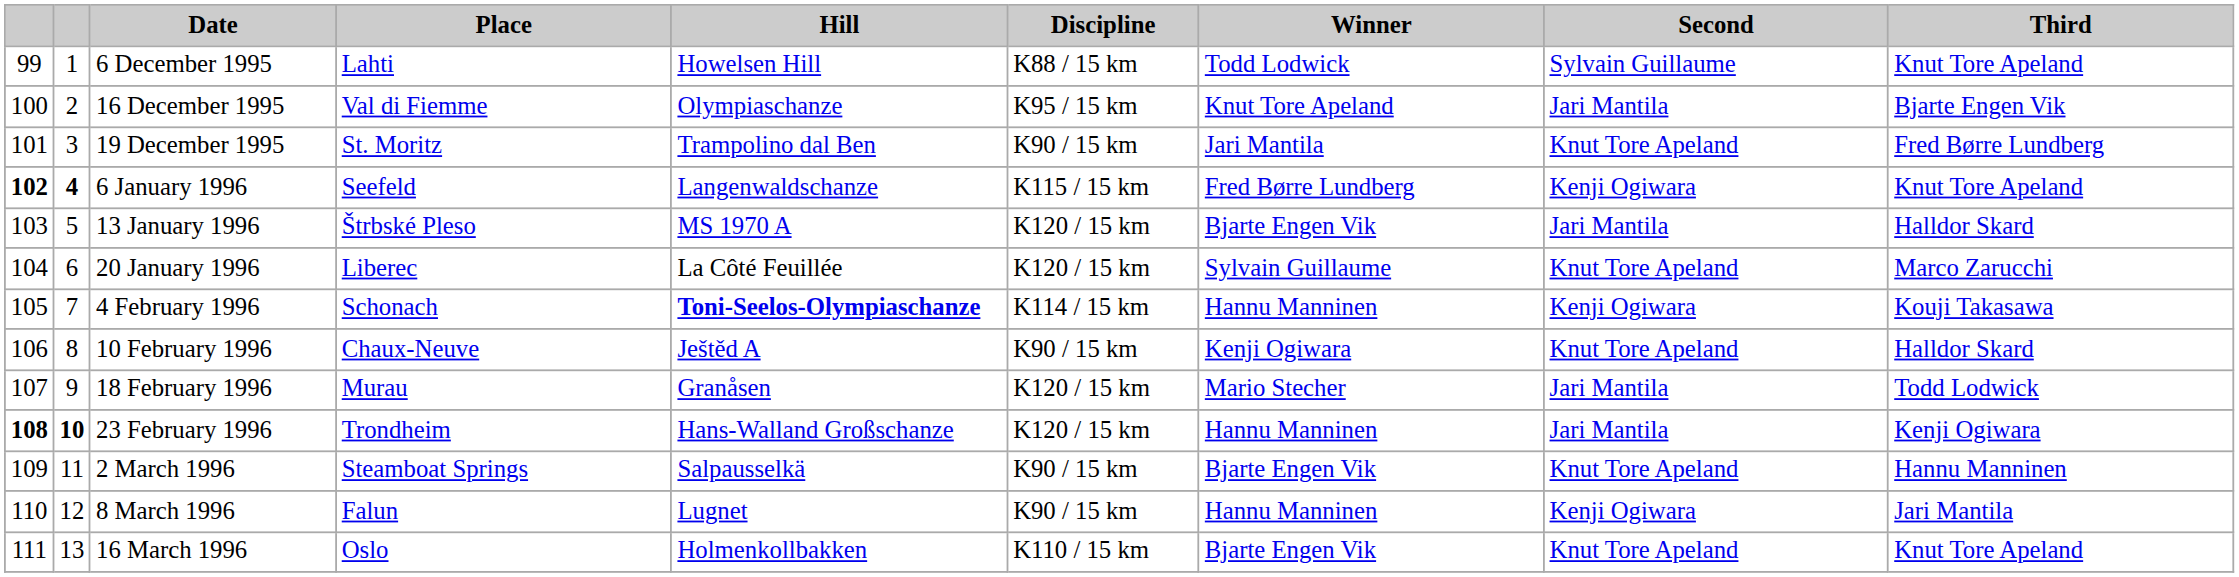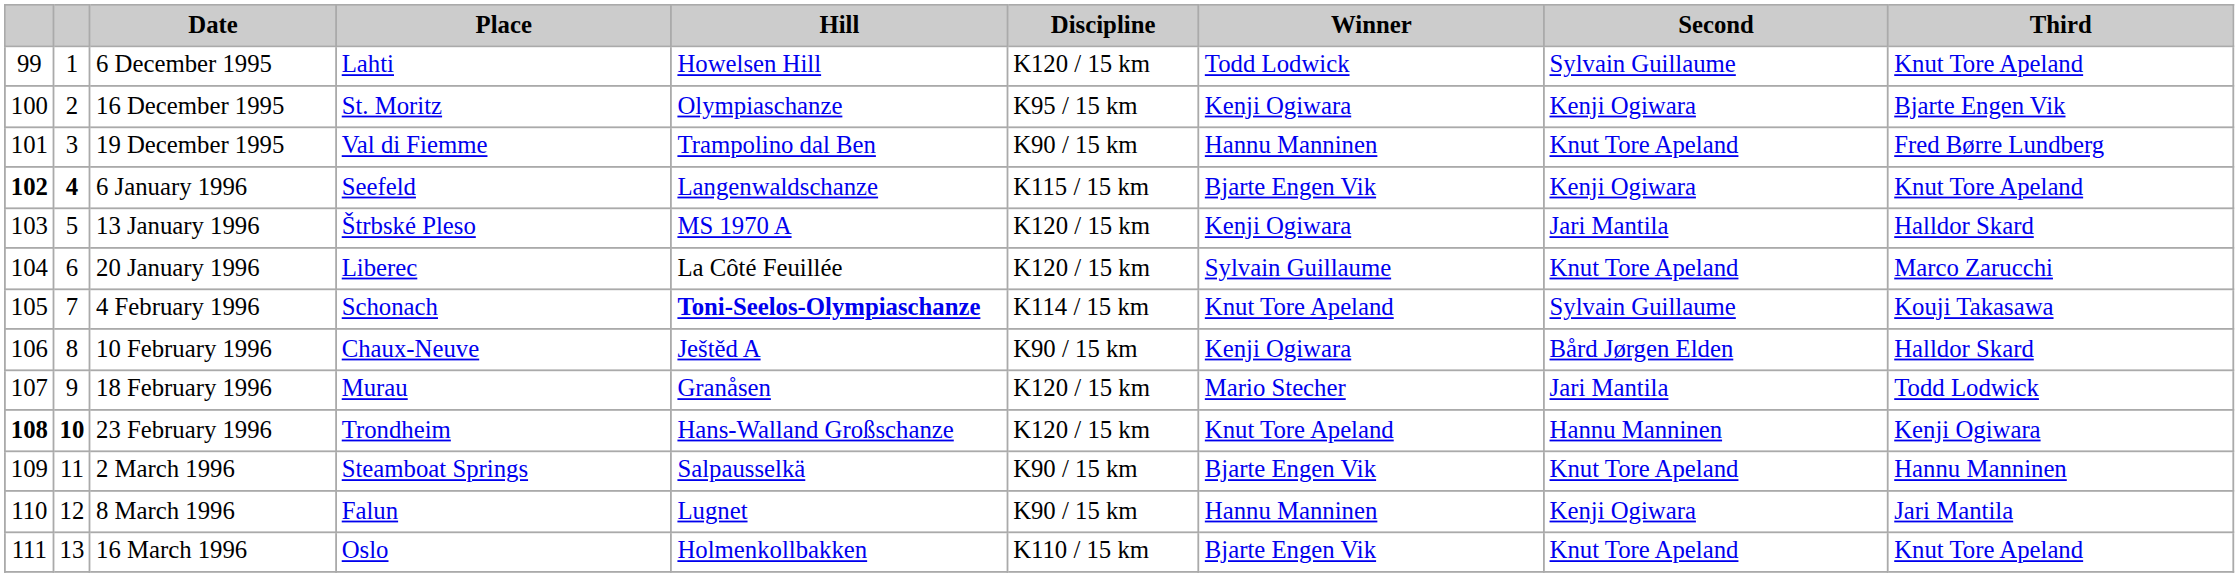(1075, 64) K88 / 15 km -> (1082, 64) K120 / 15 km
(415, 105) Val di Fiemme -> (392, 105) St. Moritz
(1299, 105) Knut Tore Apeland -> (1278, 105) Kenji Ogiwara
(1609, 105) Jari Mantila -> (1623, 105) Kenji Ogiwara
(392, 146) St. Moritz -> (415, 146) Val di Fiemme
(1264, 146) Jari Mantila -> (1291, 146) Hannu Manninen
(1310, 186) Fred Børre Lundberg -> (1290, 186) Bjarte Engen Vik
(1290, 226) Bjarte Engen Vik -> (1278, 226) Kenji Ogiwara
(1291, 308) Hannu Manninen -> (1299, 308) Knut Tore Apeland
(1623, 308) Kenji Ogiwara -> (1643, 308) Sylvain Guillaume
(1644, 348) Knut Tore Apeland -> (1641, 348) Bård Jørgen Elden
(1291, 429) Hannu Manninen -> (1299, 429) Knut Tore Apeland
(1609, 429) Jari Mantila -> (1636, 429) Hannu Manninen
